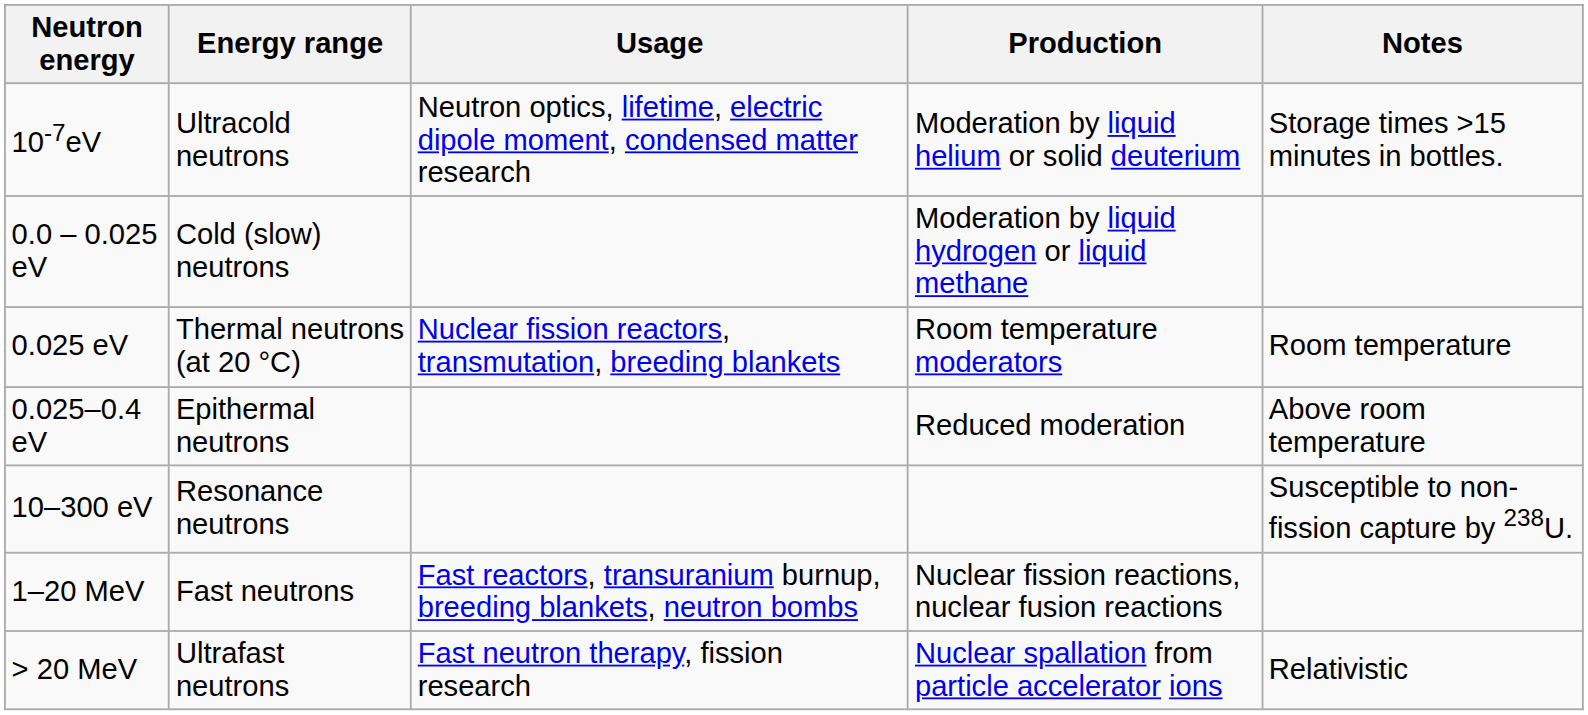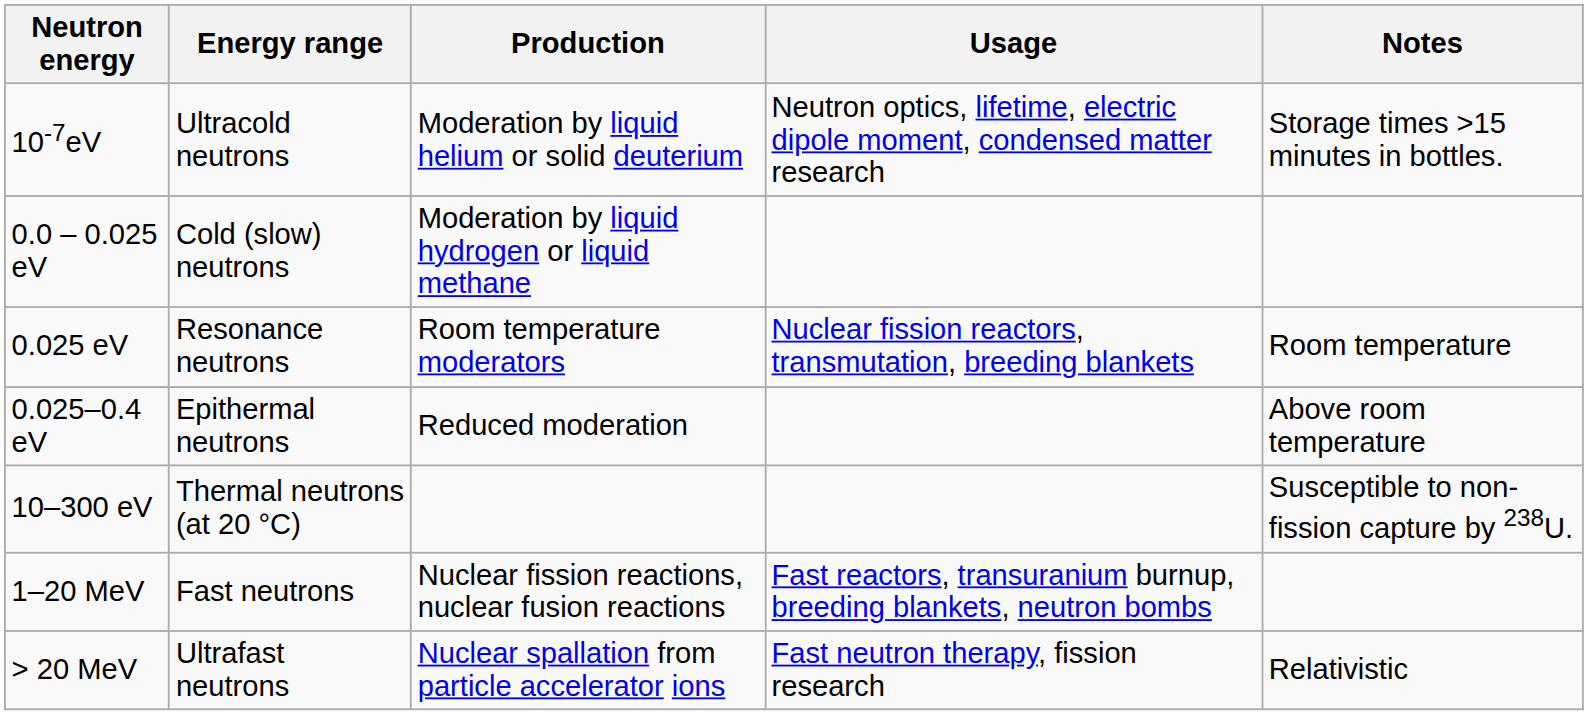columns swapped: (1085, 43) <-> (660, 43)
(290, 346) Thermal neutrons (at 20 °C) -> (250, 346) Resonance neutrons
(250, 508) Resonance neutrons -> (290, 508) Thermal neutrons (at 20 °C)
